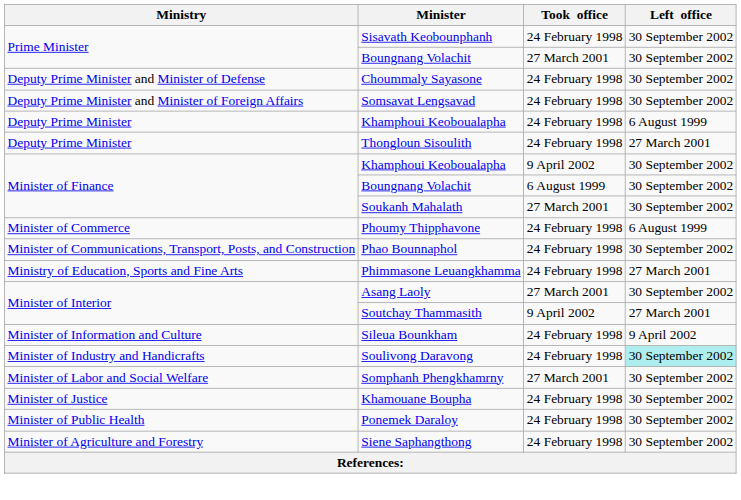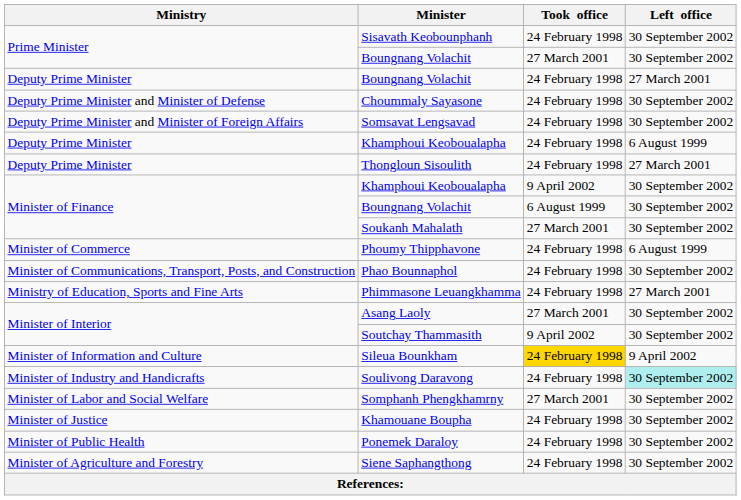+ row: (69, 79)
(670, 313) 27 March 2001 -> (681, 334) 30 September 2002
(575, 334) no background -> (575, 356) gold background
